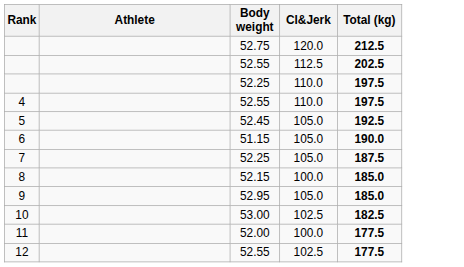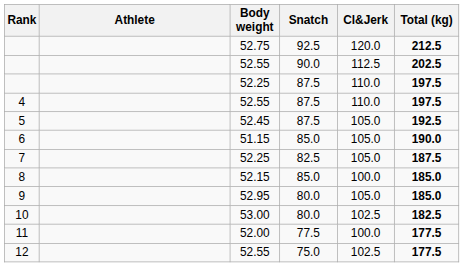+ column: (308, 20)
